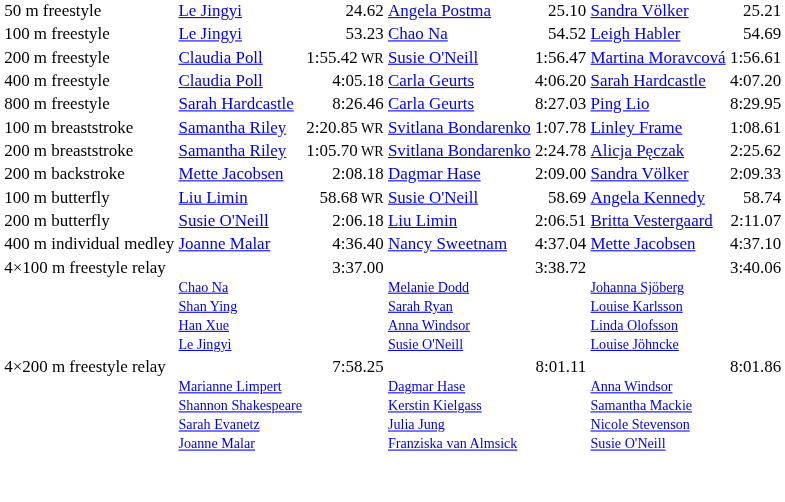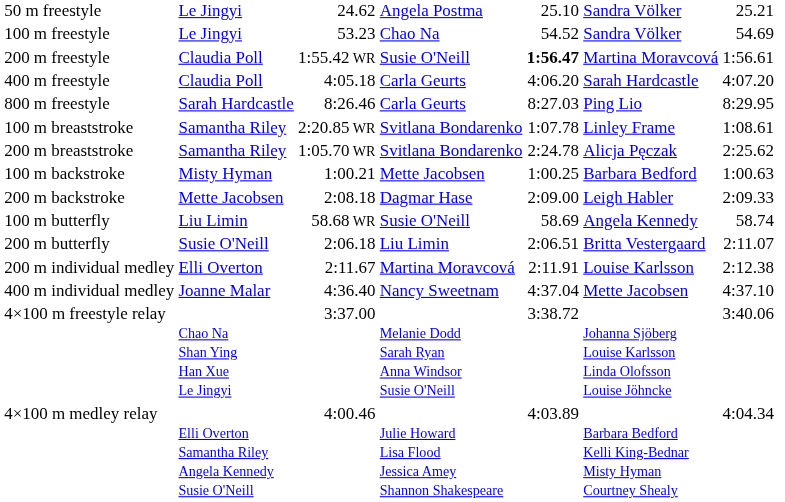(635, 34) Leigh Habler -> (632, 34) Sandra Völker
(561, 57) normal -> (553, 57) bold
+ row: (64, 173)
(640, 173) Sandra Völker -> (628, 197) Leigh Habler
+ row: (89, 267)
- row: (85, 366)
+ row: (81, 413)
